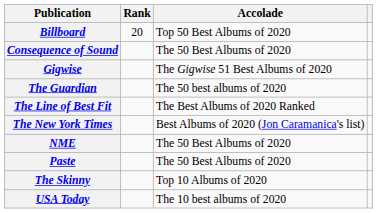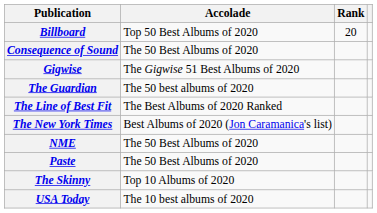columns swapped: (260, 13) <-> (137, 13)
